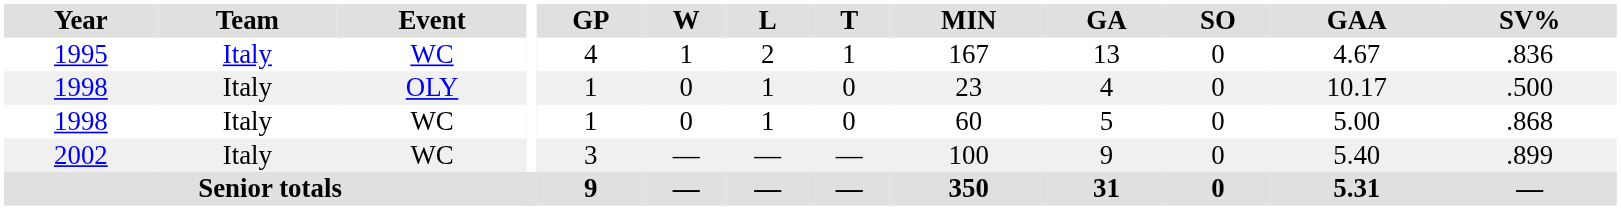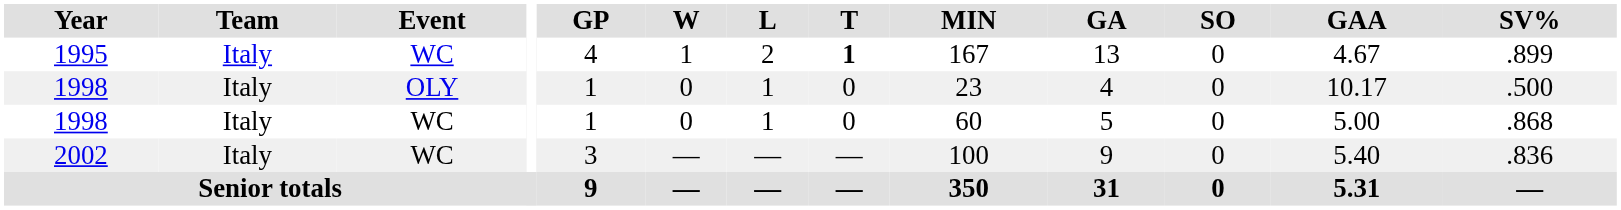(849, 54) normal -> (849, 54) bold
(1530, 54) .836 -> (1530, 54) .899
(1530, 154) .899 -> (1530, 154) .836
